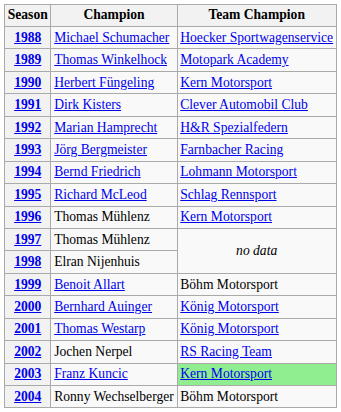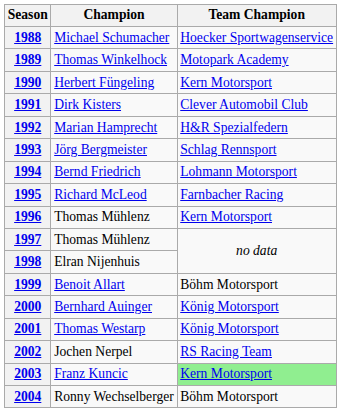(232, 149) Farnbacher Racing -> (228, 149) Schlag Rennsport
(228, 194) Schlag Rennsport -> (232, 194) Farnbacher Racing
